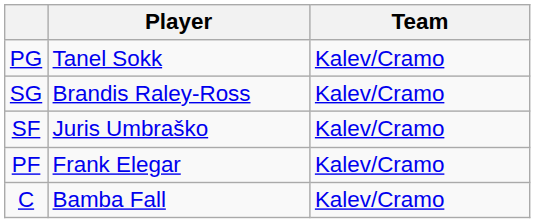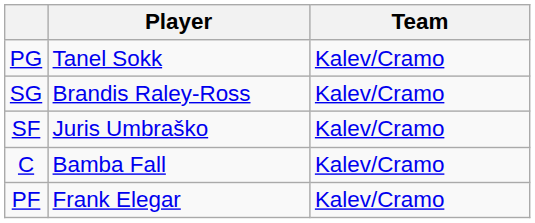rows swapped: (26, 164) <-> (26, 199)
